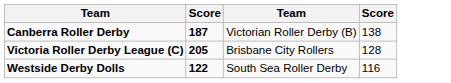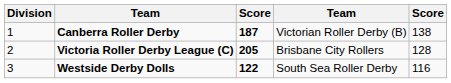+ column: (29, 13)
